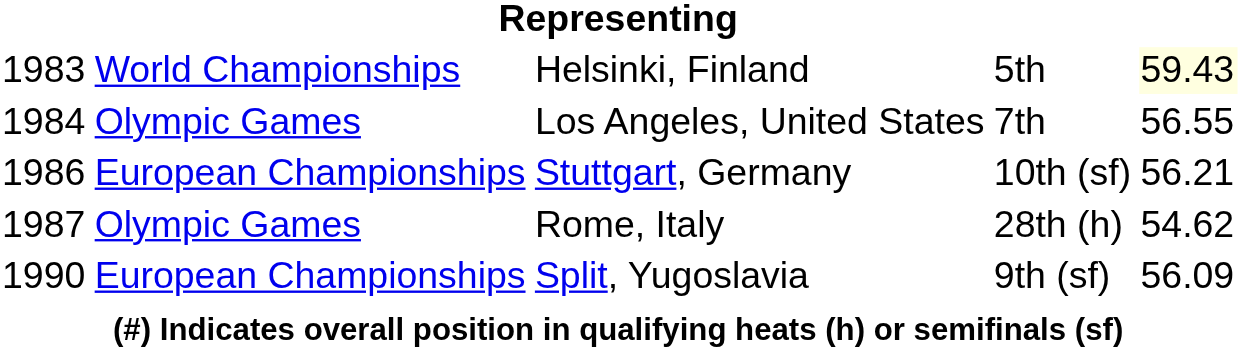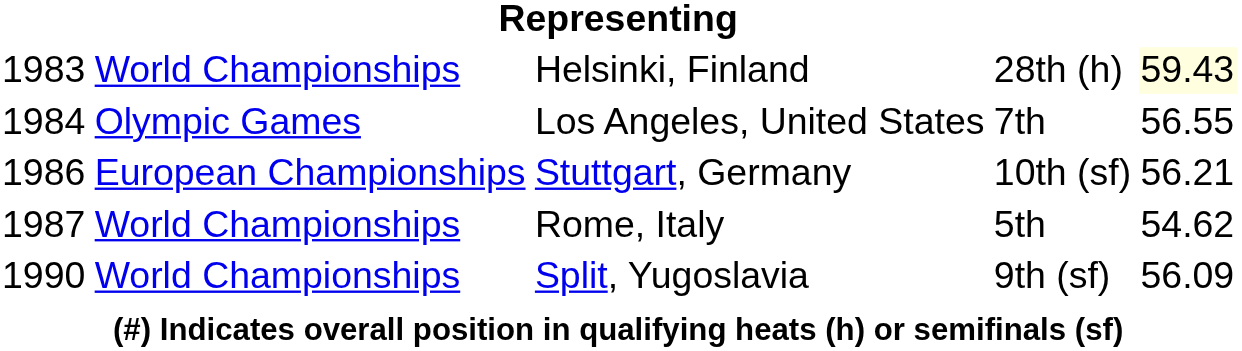(1020, 69) 5th -> (1058, 69) 28th (h)
(228, 224) Olympic Games -> (277, 224) World Championships
(1058, 224) 28th (h) -> (1020, 224) 5th
(310, 275) European Championships -> (277, 275) World Championships
